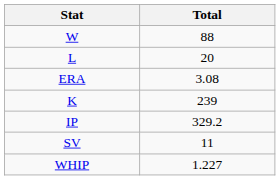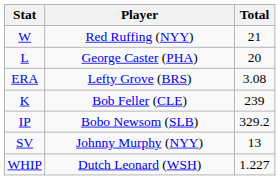+ column: (140, 15)
(207, 36) 88 -> (254, 36) 21
(207, 143) 11 -> (254, 143) 13
